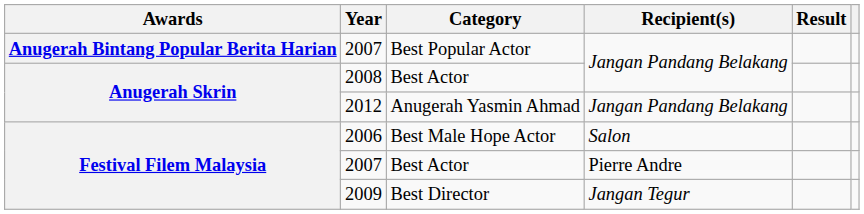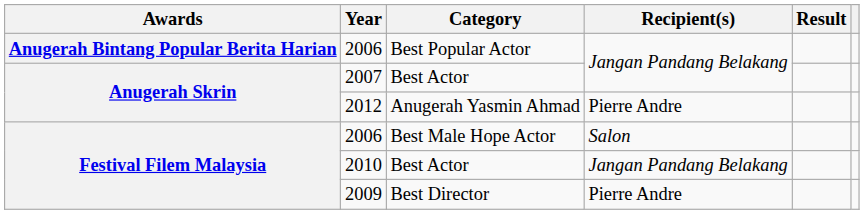(364, 48) 2007 -> (364, 48) 2006
(364, 77) 2008 -> (364, 77) 2007
(688, 106) Jangan Pandang Belakang -> (635, 106) Pierre Andre
(364, 164) 2007 -> (364, 164) 2010
(635, 164) Pierre Andre -> (688, 164) Jangan Pandang Belakang
(639, 194) Jangan Tegur -> (635, 194) Pierre Andre
